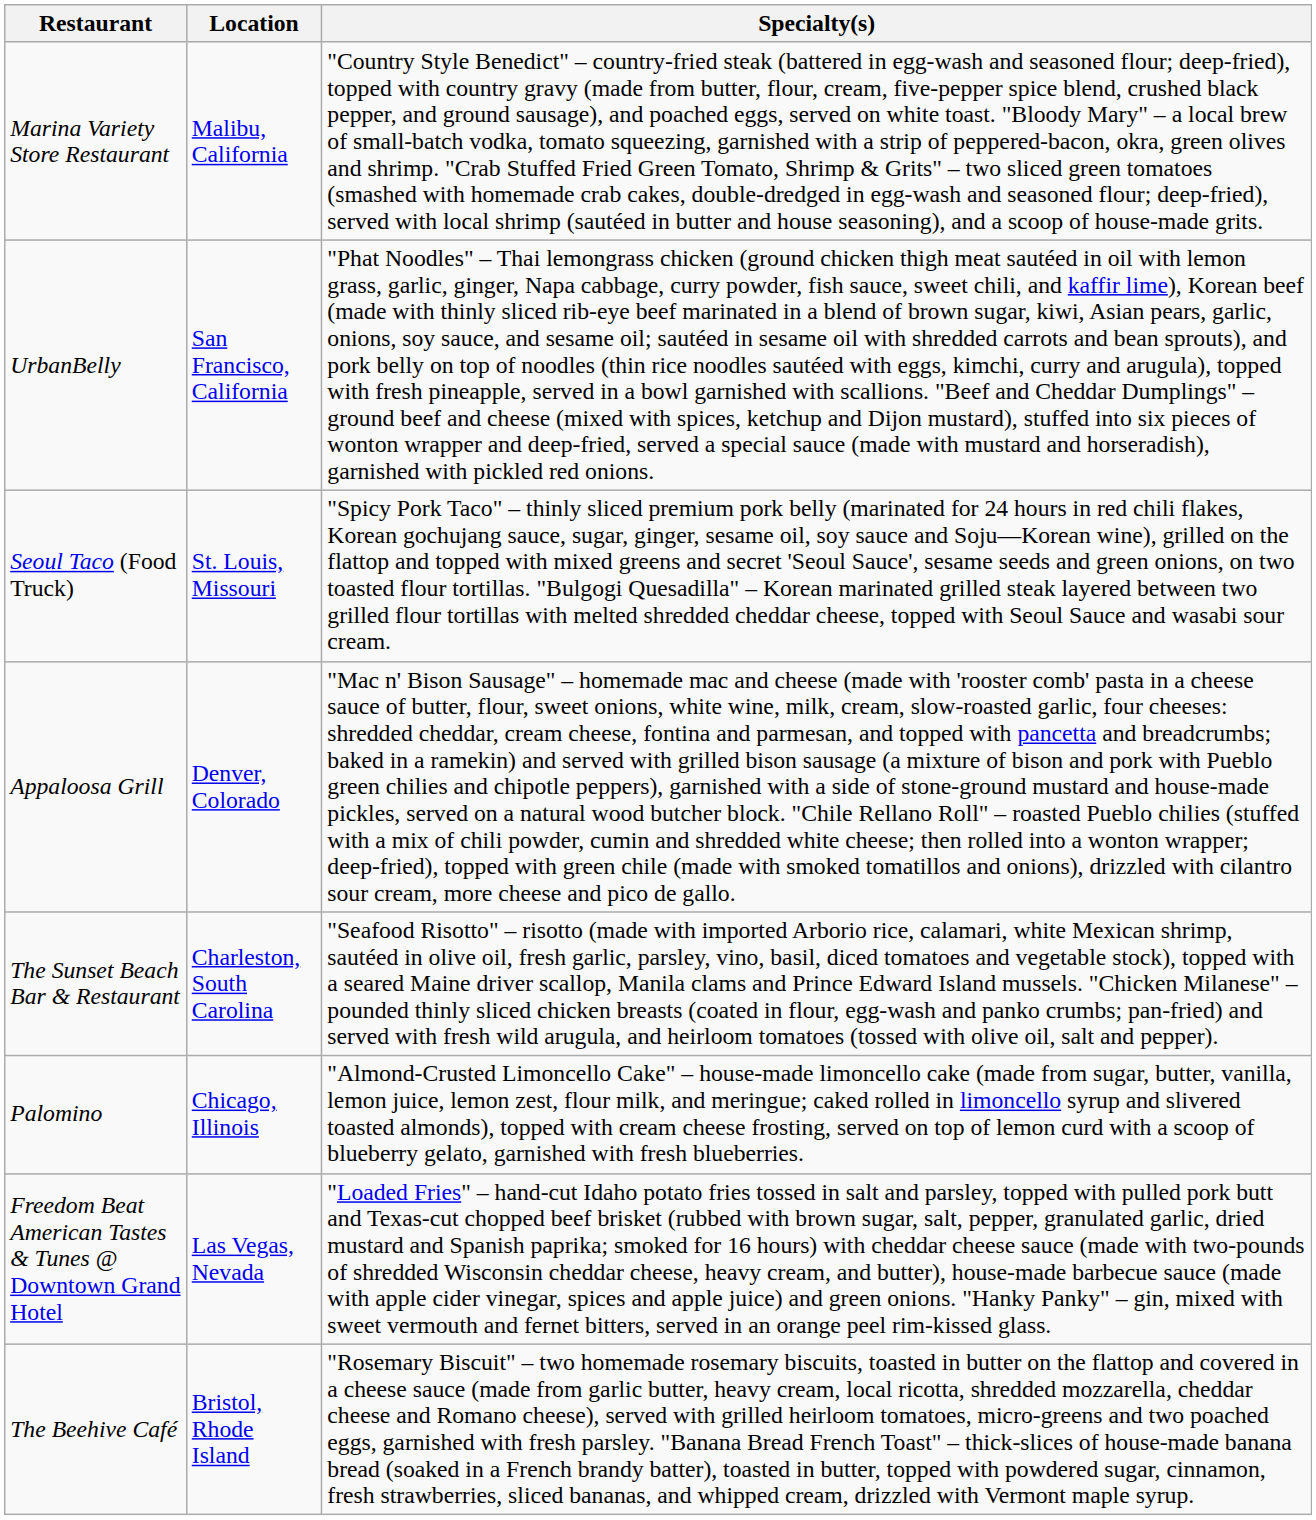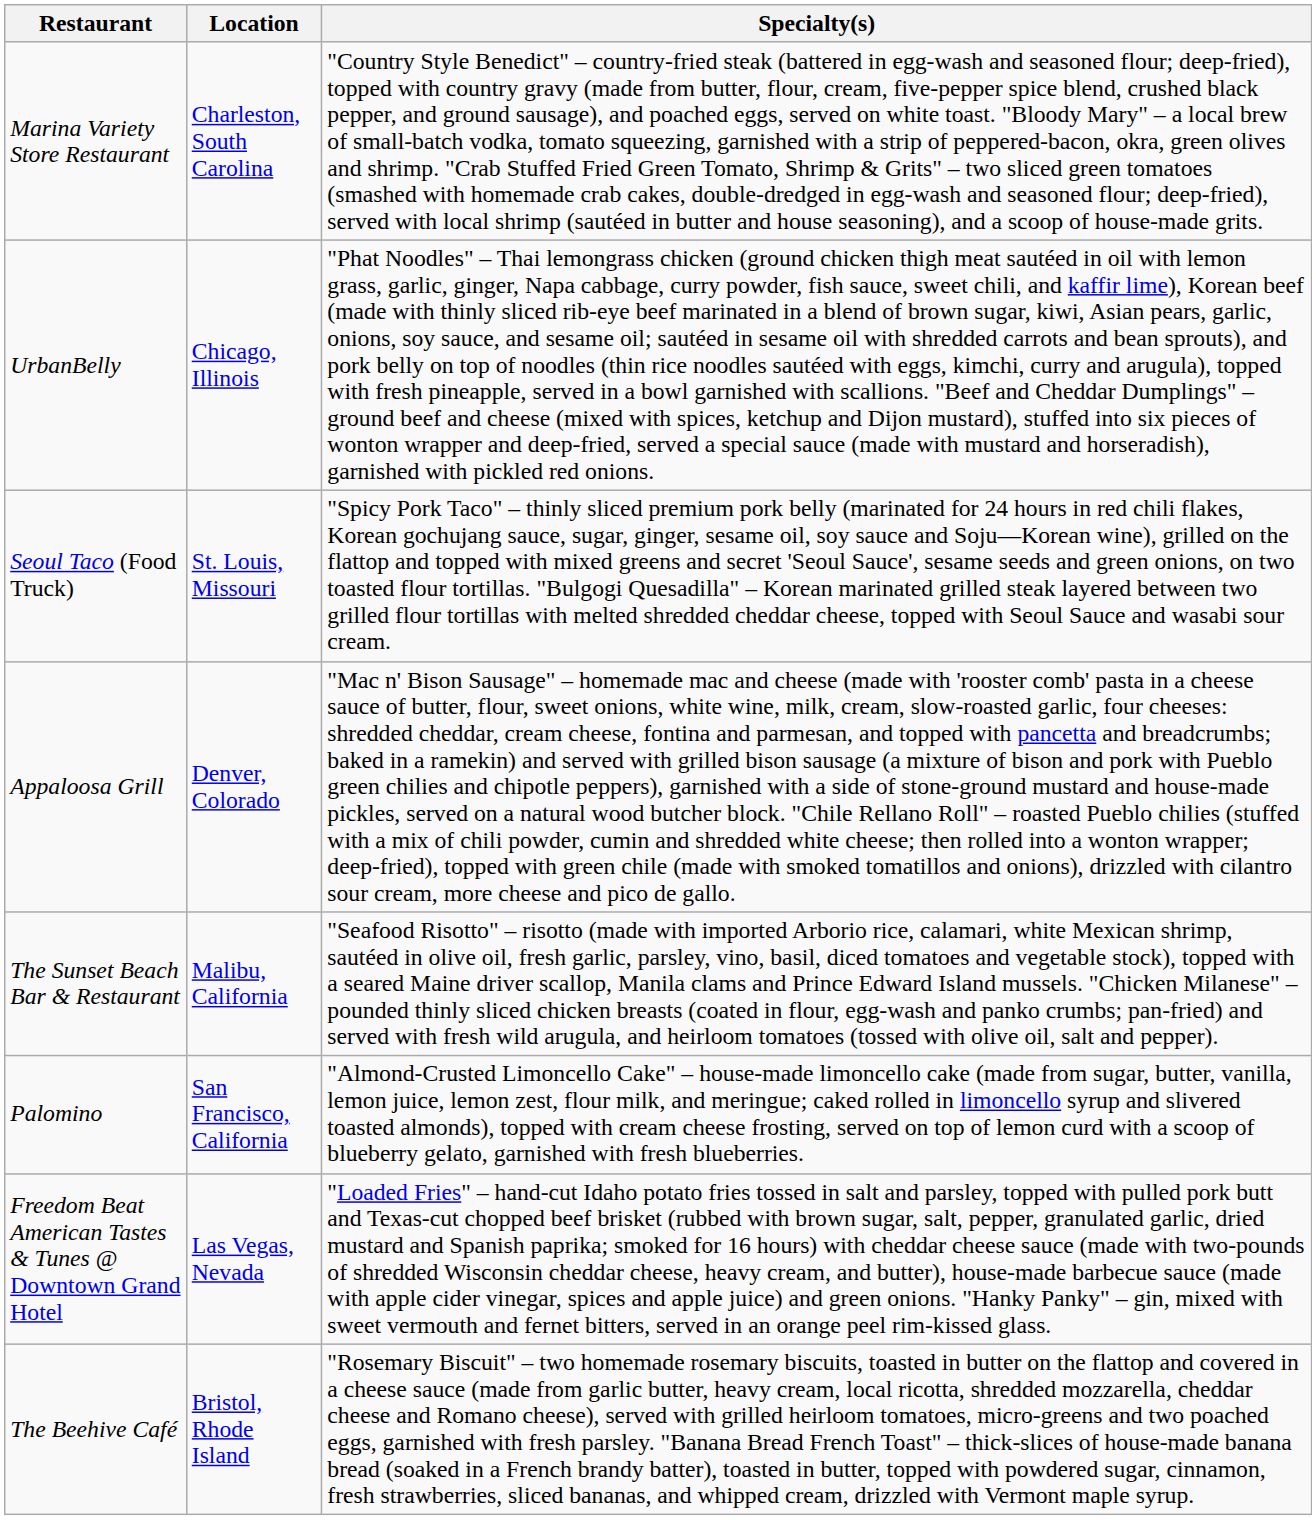(240, 140) Malibu, California -> (246, 140) Charleston, South Carolina
(241, 364) San Francisco, California -> (234, 364) Chicago, Illinois
(246, 983) Charleston, South Carolina -> (240, 983) Malibu, California
(234, 1114) Chicago, Illinois -> (241, 1114) San Francisco, California
